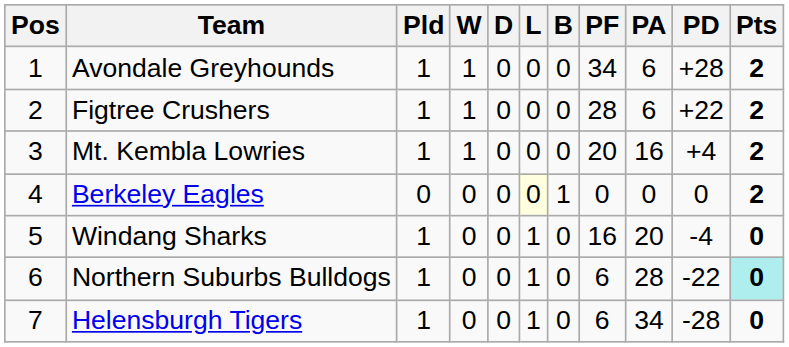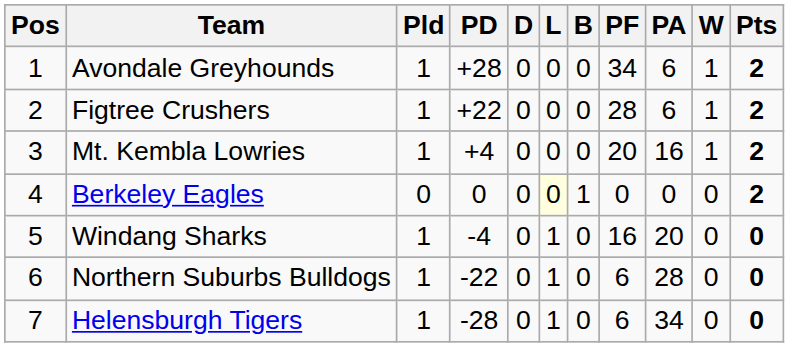columns swapped: (469, 25) <-> (701, 25)
(757, 278) paleturquoise background -> (757, 278) no background
